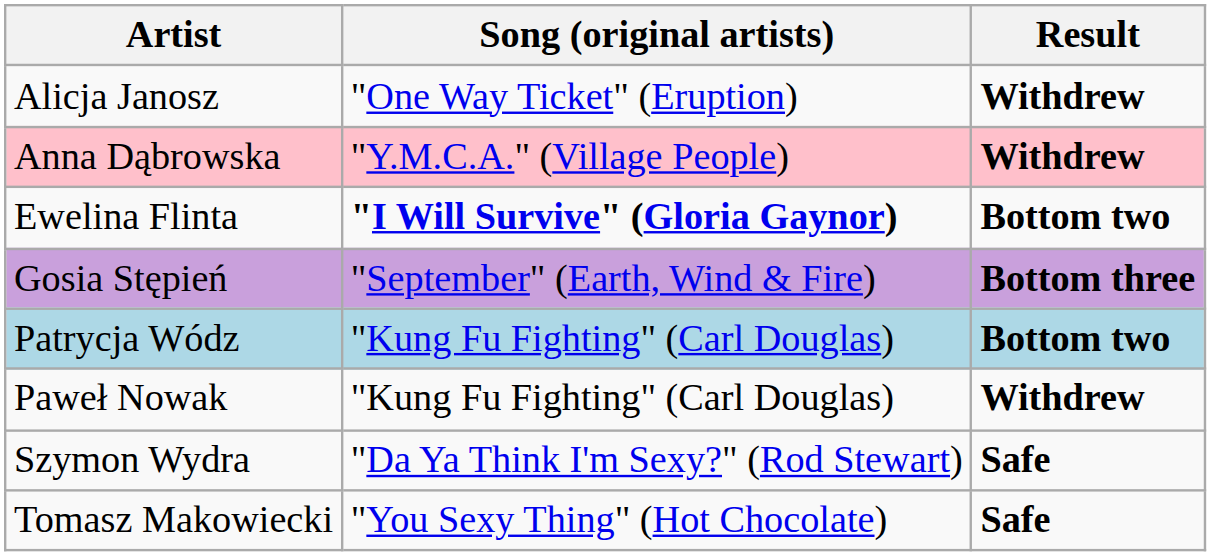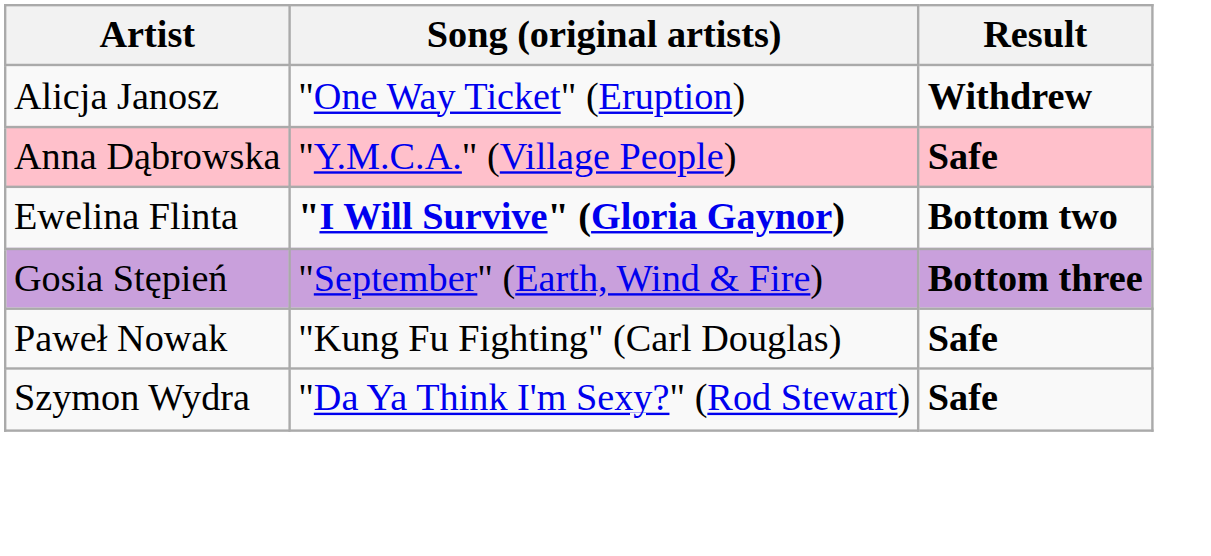(1063, 156) Withdrew -> (963, 156) Safe
- row: (127, 338)
(1063, 398) Withdrew -> (963, 338) Safe
- row: (174, 519)
